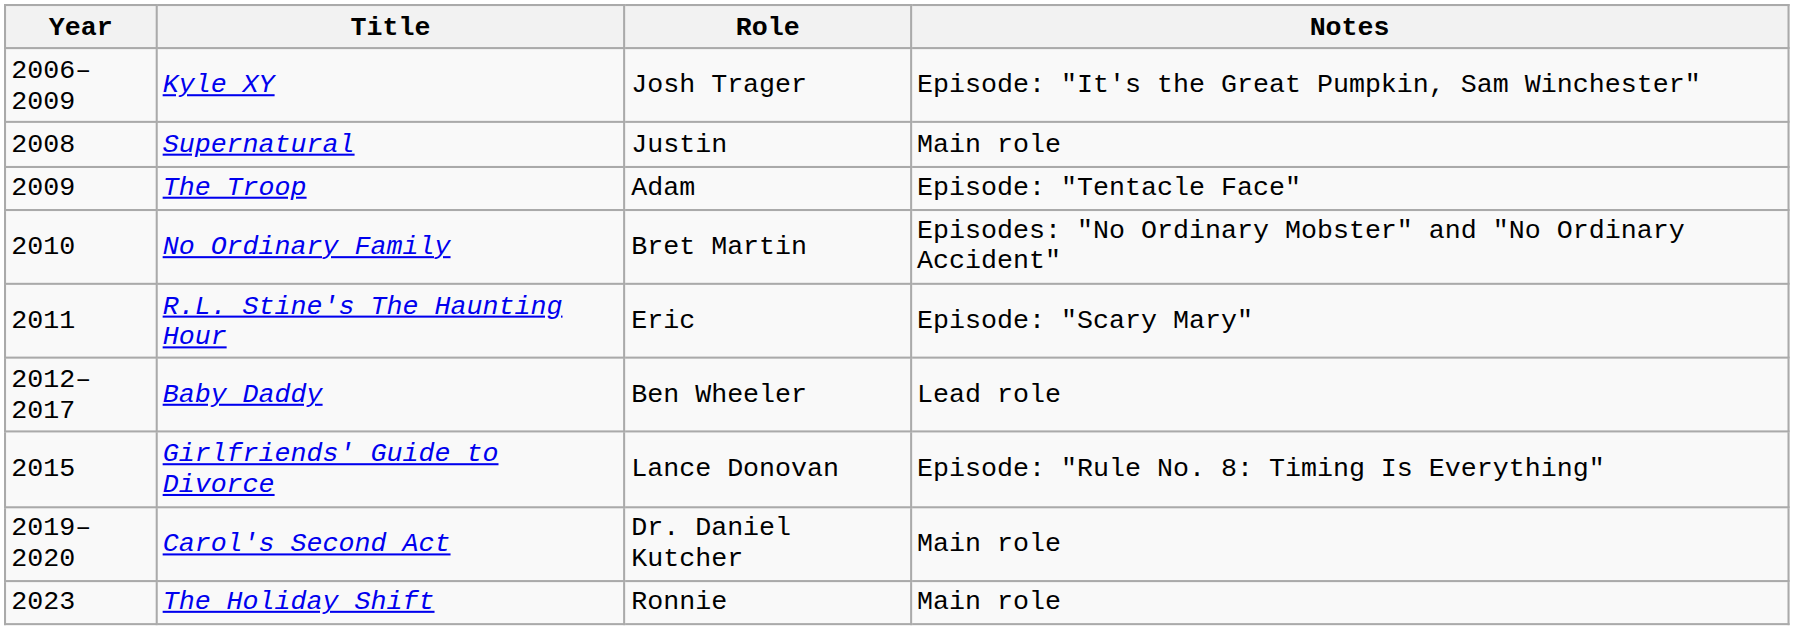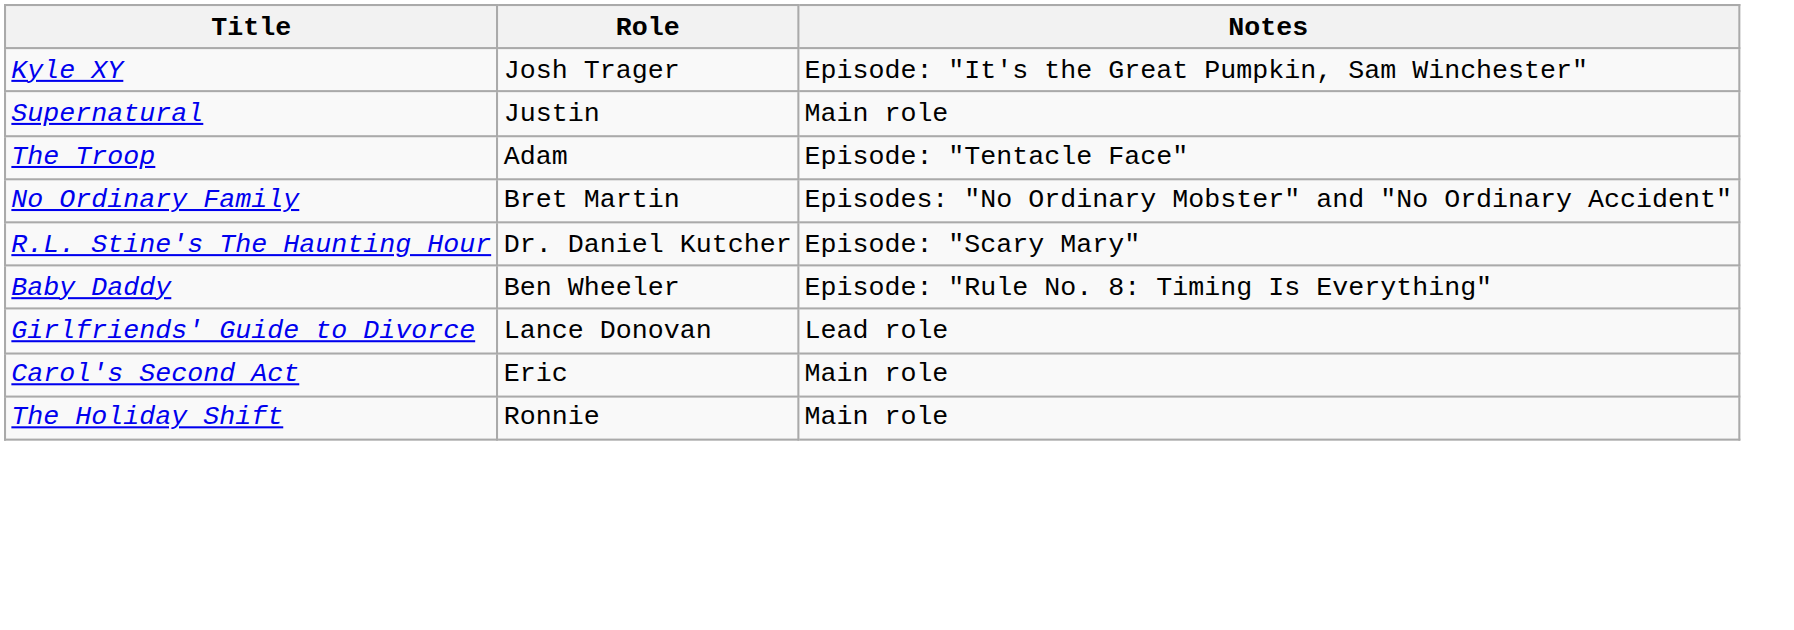- column: (81, 27)
(663, 321) Eric -> (648, 244) Dr. Daniel Kutcher
(989, 395) Lead role -> (1148, 287) Episode: "Rule No. 8: Timing Is Everything"
(1261, 469) Episode: "Rule No. 8: Timing Is Everything" -> (876, 331) Lead role
(711, 543) Dr. Daniel Kutcher -> (536, 374) Eric
